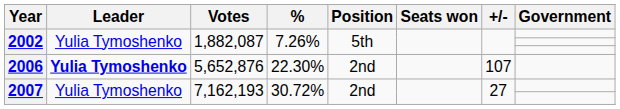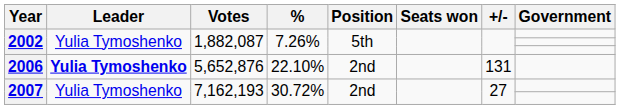(298, 66) 22.30% -> (298, 66) 22.10%
(498, 66) 107 -> (498, 66) 131
